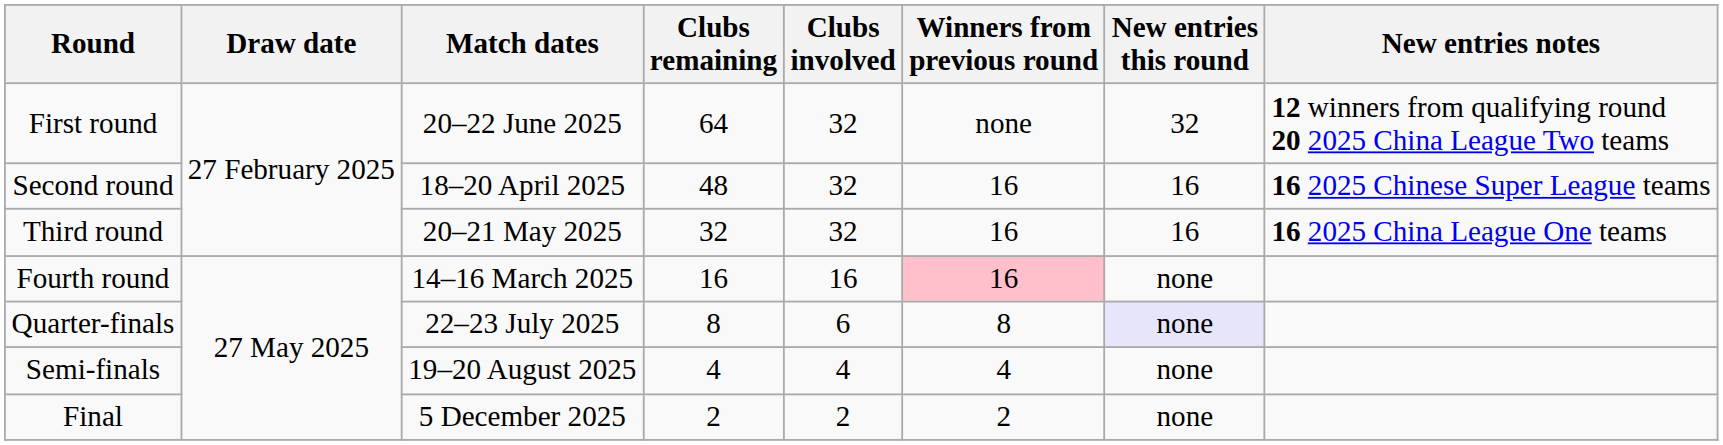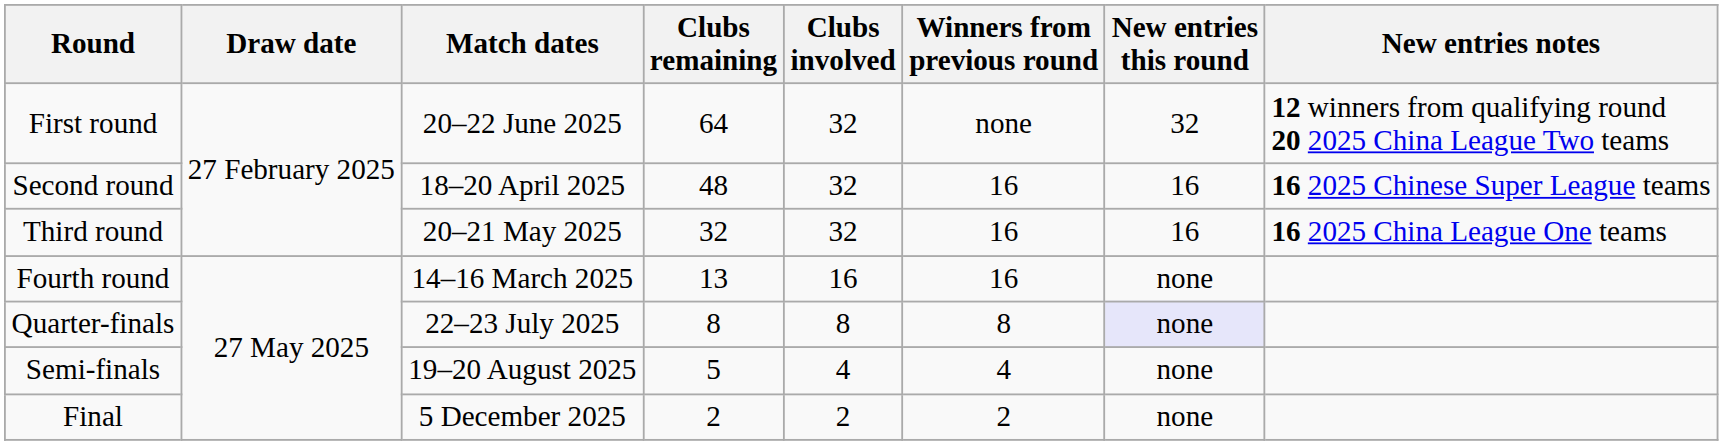(713, 277) 16 -> (713, 277) 13
(1004, 277) pink background -> (1004, 277) no background
(843, 324) 6 -> (843, 324) 8
(713, 370) 4 -> (713, 370) 5
